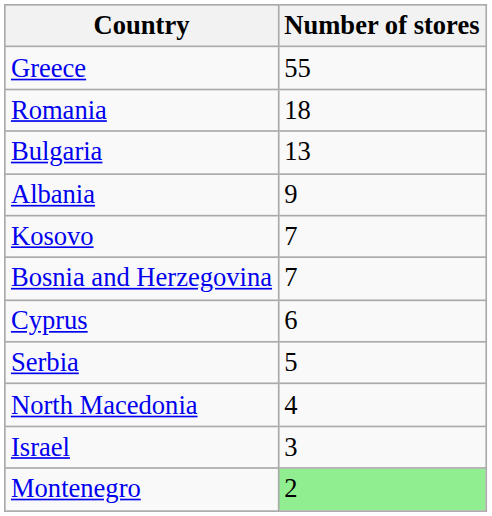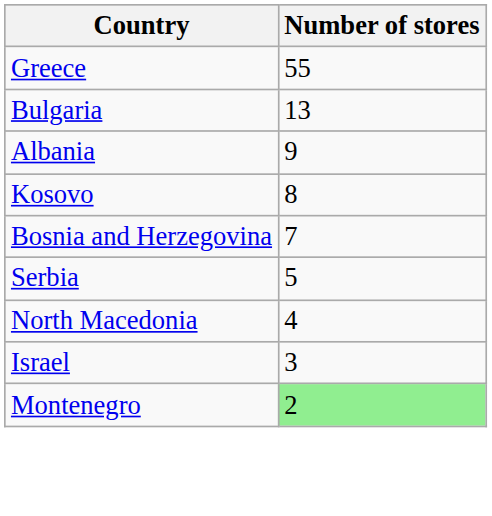- row: (59, 109)
(291, 236) 7 -> (291, 194) 8
- row: (49, 320)
